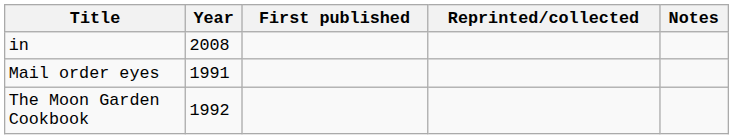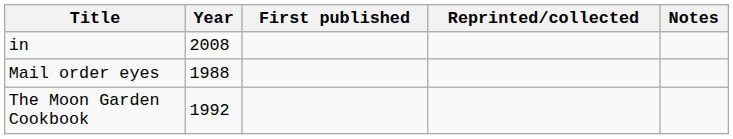(210, 73) 1991 -> (210, 73) 1988
